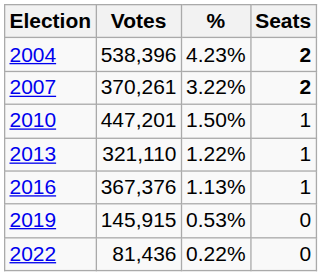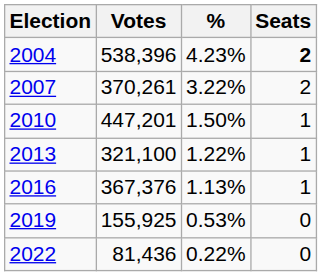(305, 87) bold -> (305, 87) normal
(139, 154) 321,110 -> (139, 154) 321,100
(139, 220) 145,915 -> (139, 220) 155,925
